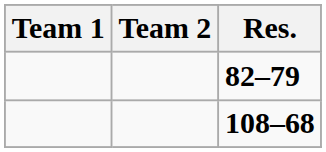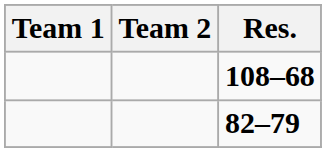rows swapped: (262, 75) <-> (270, 123)
